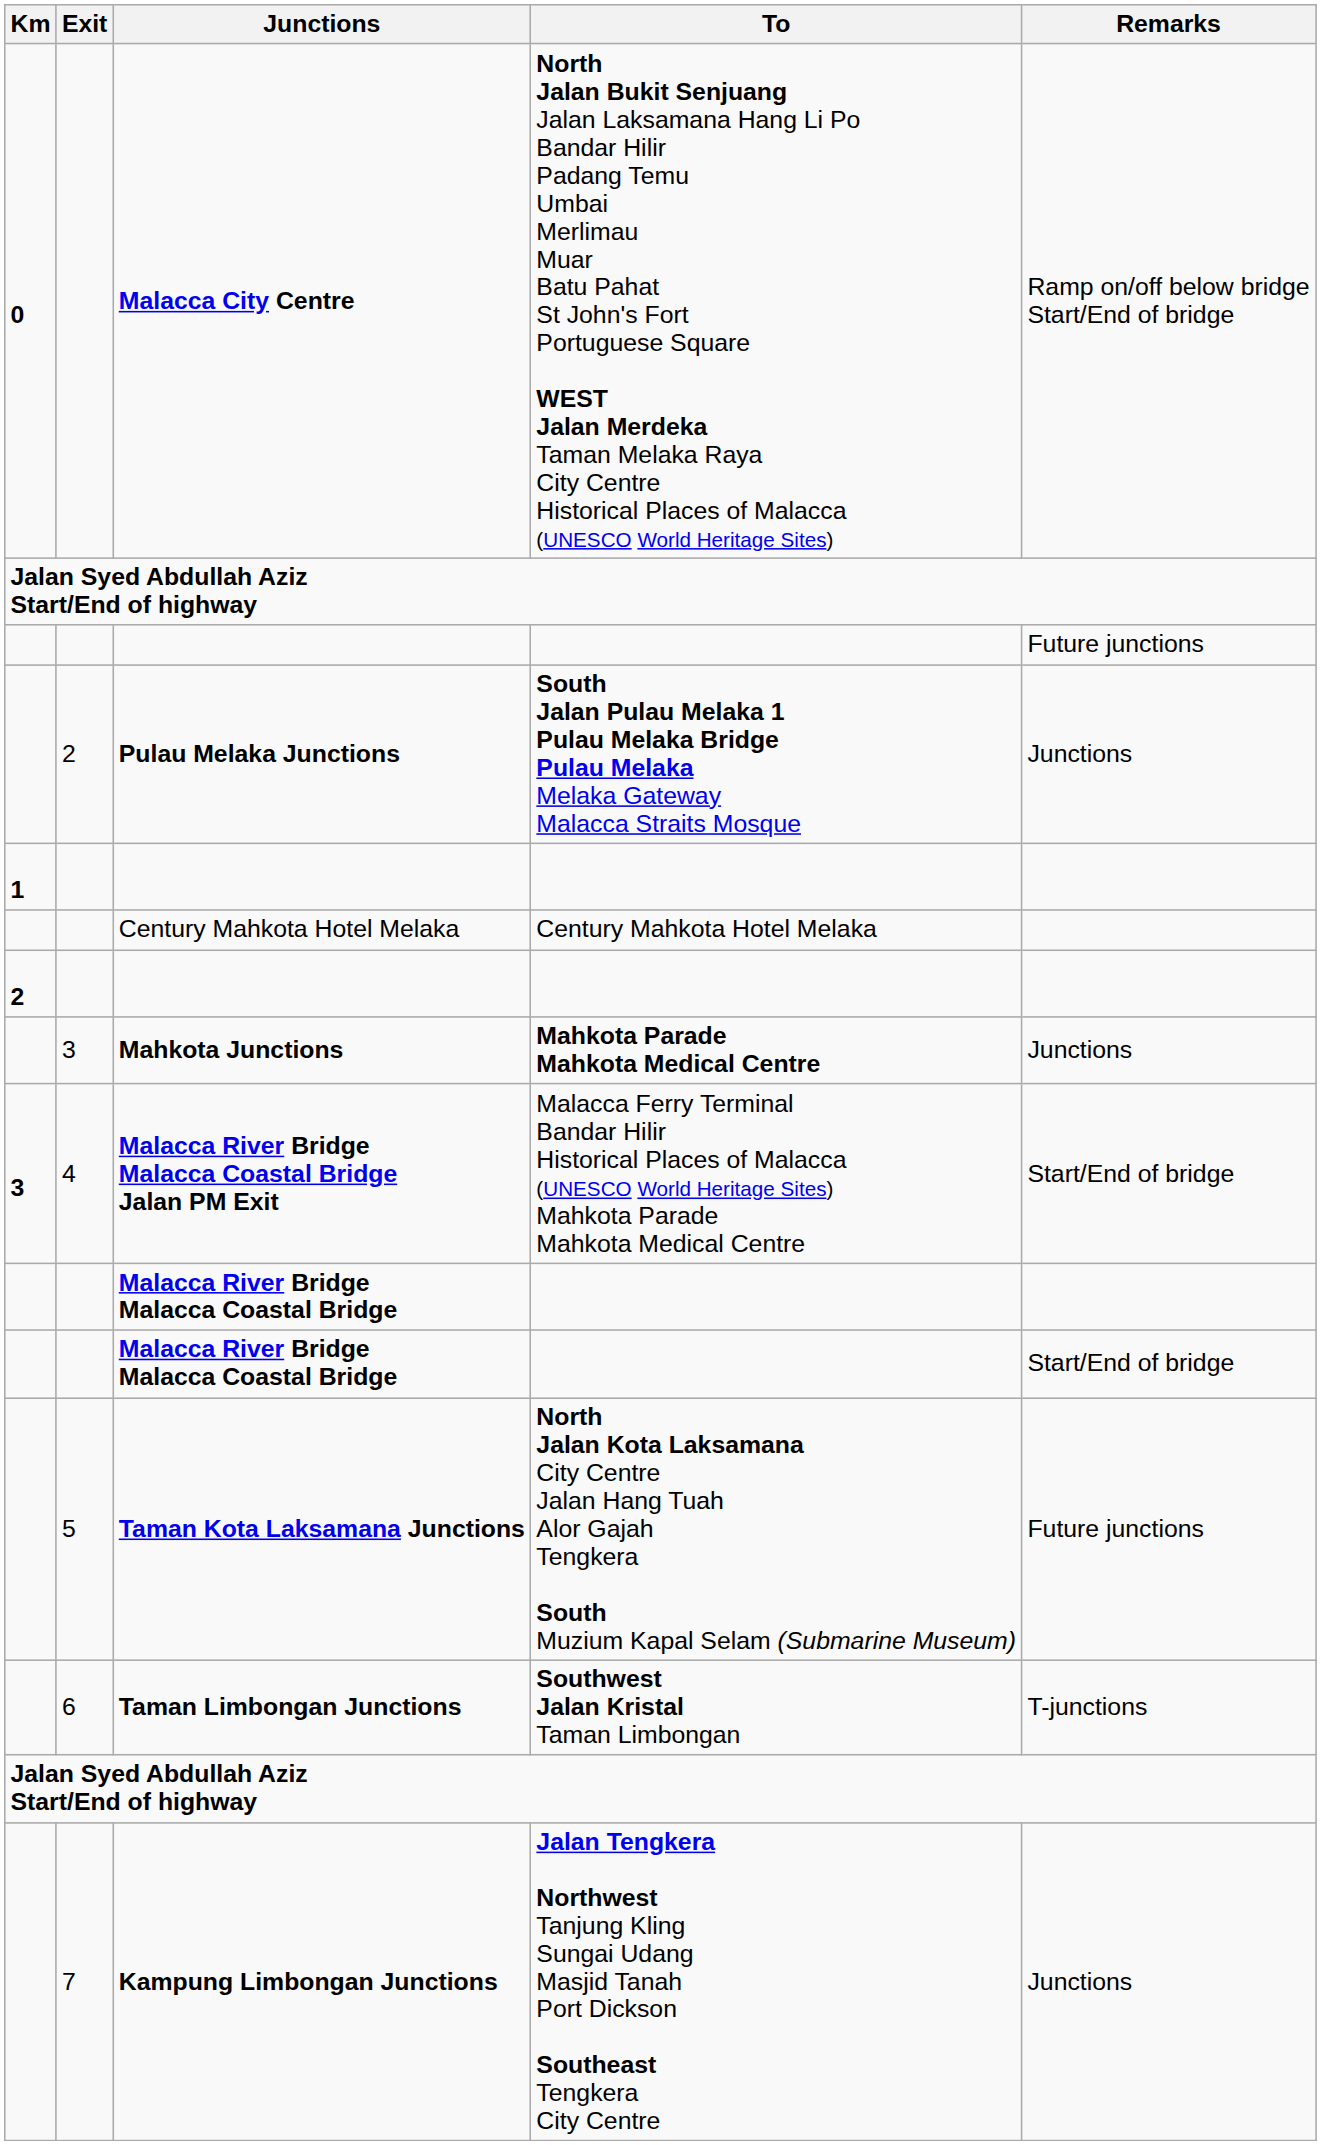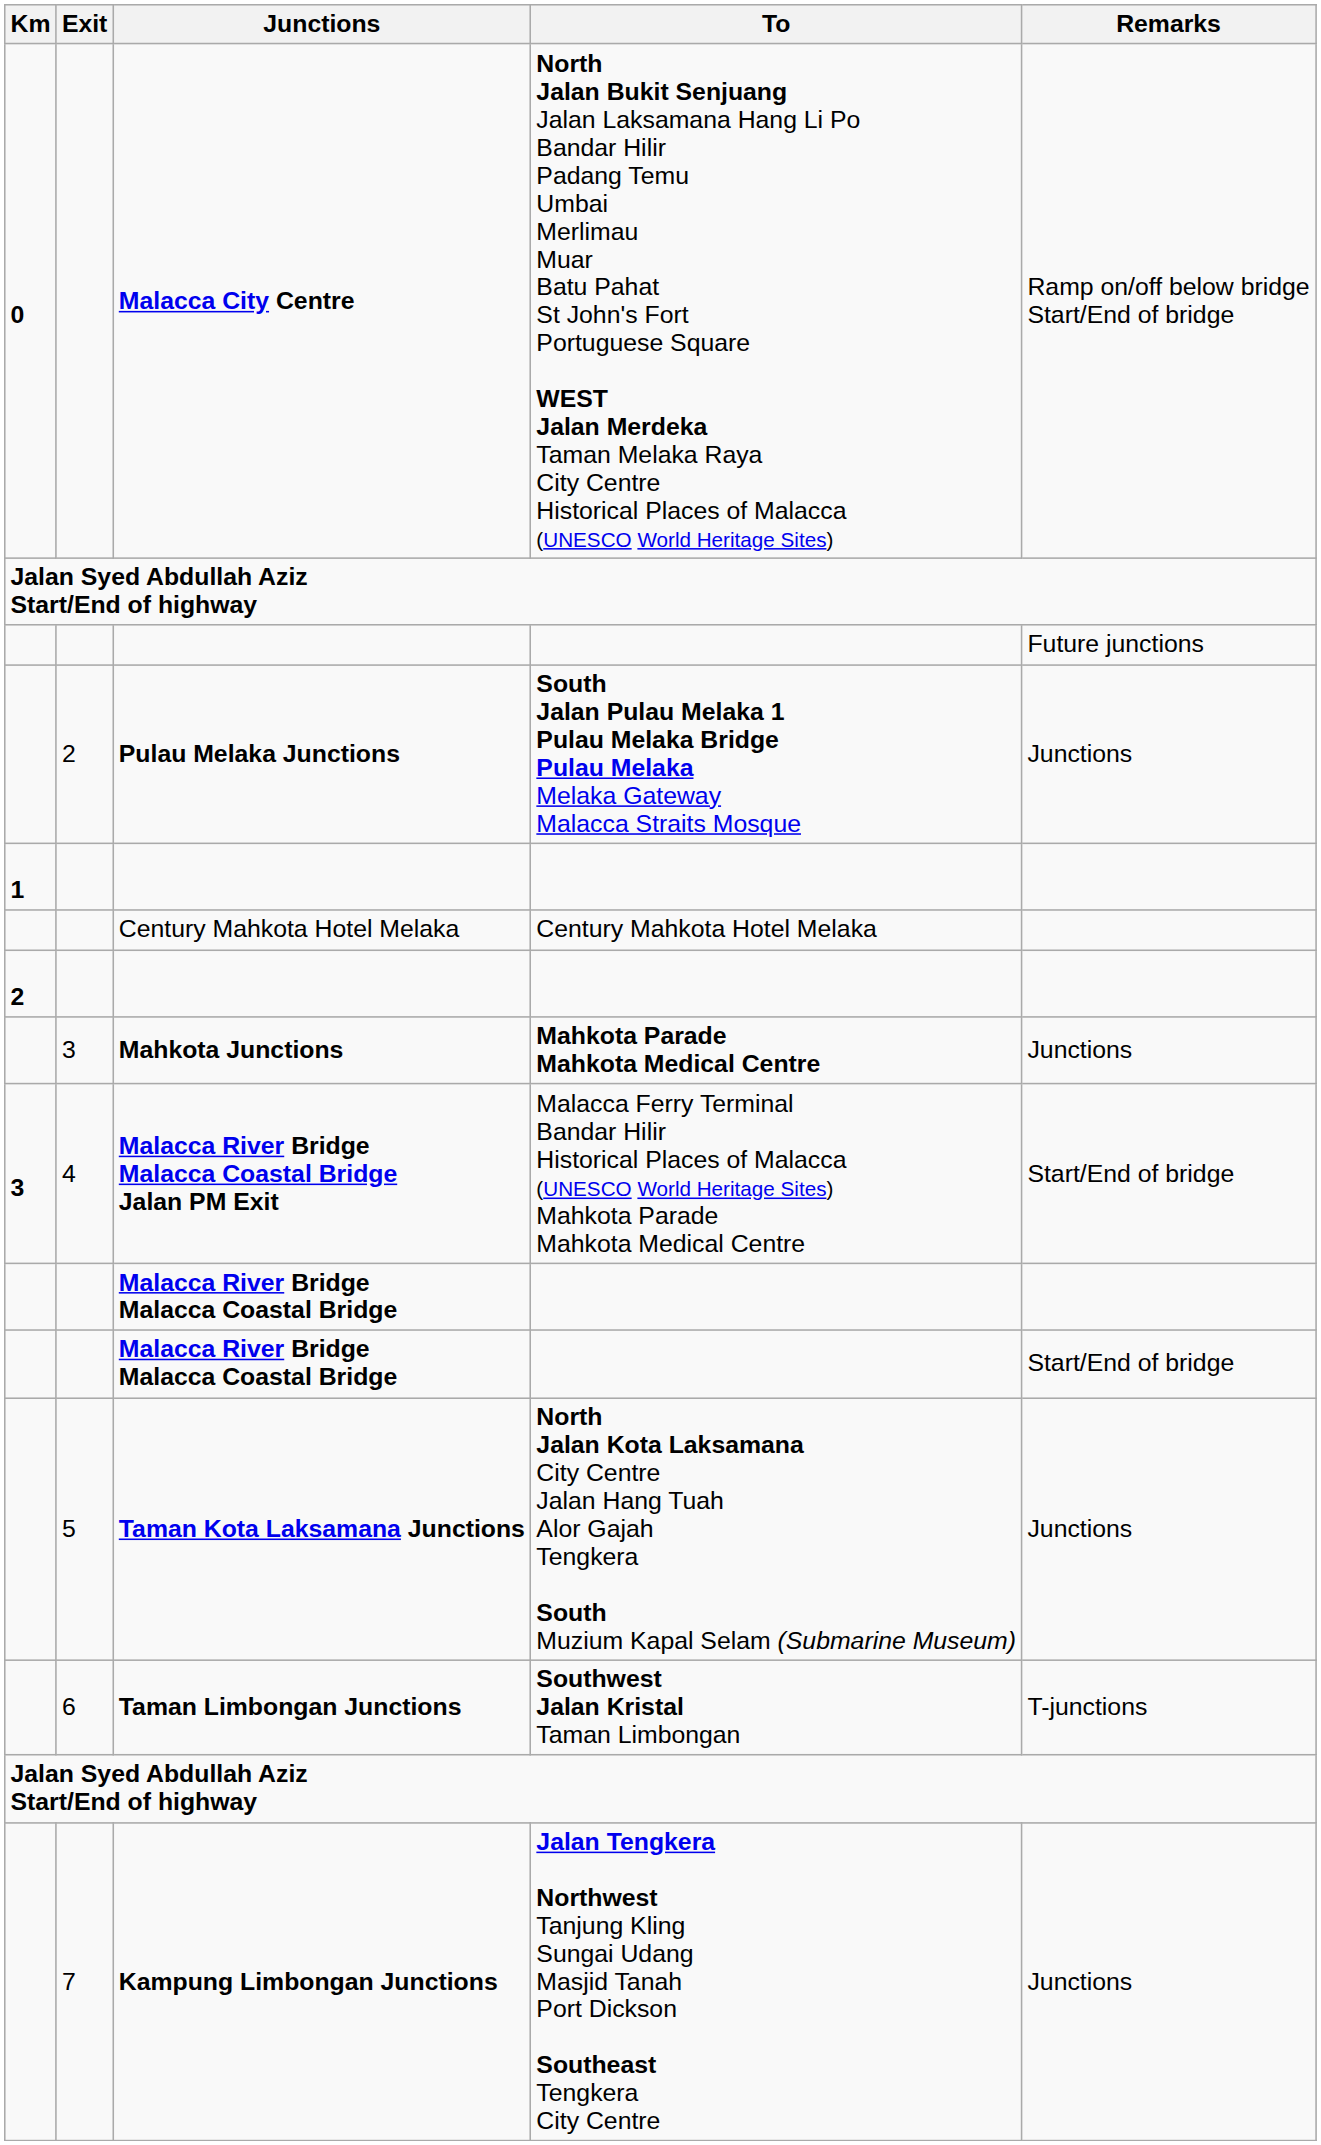(1116, 1528) Future junctions -> (1080, 1528) Junctions
